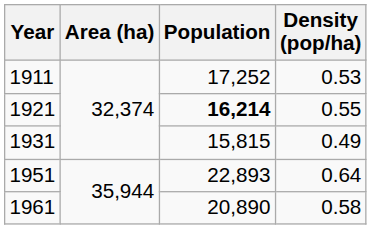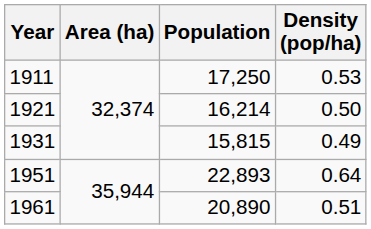(239, 76) 17,252 -> (239, 76) 17,250
(239, 109) bold -> (239, 109) normal
(341, 109) 0.55 -> (341, 109) 0.50
(341, 207) 0.58 -> (341, 207) 0.51
